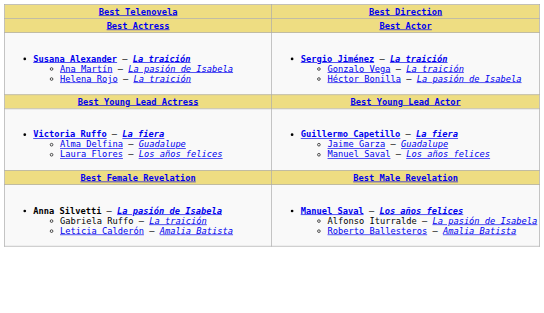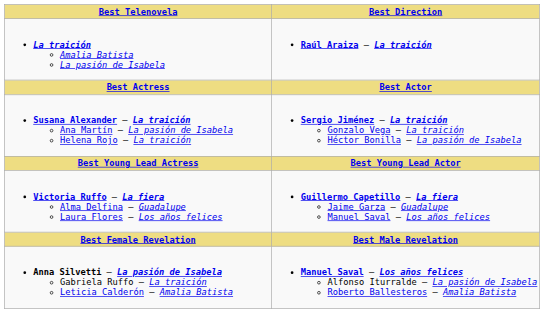+ row: (138, 54)
